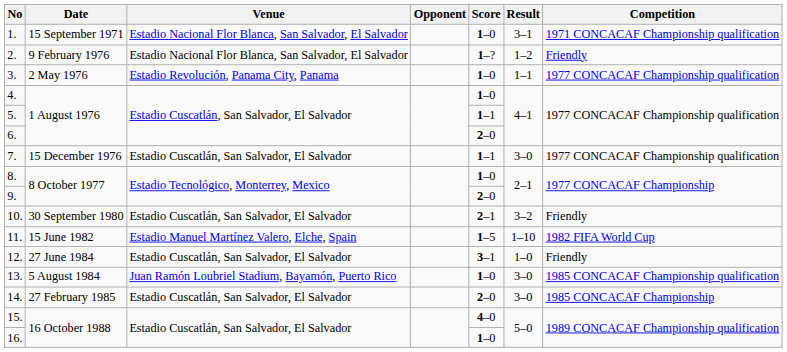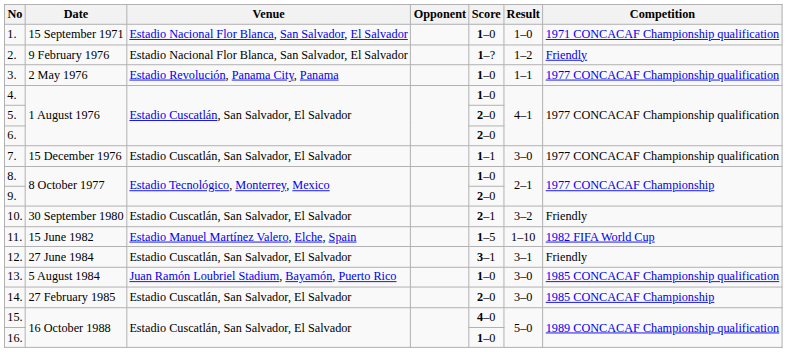(523, 34) 3–1 -> (523, 34) 1–0
(486, 115) 1–1 -> (486, 115) 2–0
(523, 256) 1–0 -> (523, 256) 3–1
